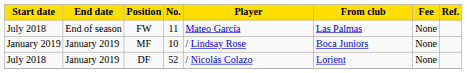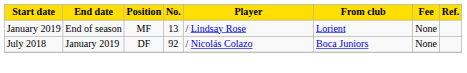- row: (144, 28)
(92, 44) January 2019 -> (94, 28) End of season
(173, 44) 10 -> (173, 28) 13
(342, 44) Boca Juniors -> (331, 28) Lorient
(173, 60) 52 -> (173, 44) 92
(331, 60) Lorient -> (342, 44) Boca Juniors
